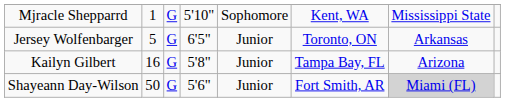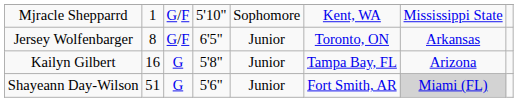(172, 16) G -> (178, 16) G/F
(153, 39) 5 -> (153, 39) 8
(172, 39) G -> (178, 39) G/F
(153, 85) 50 -> (153, 85) 51
